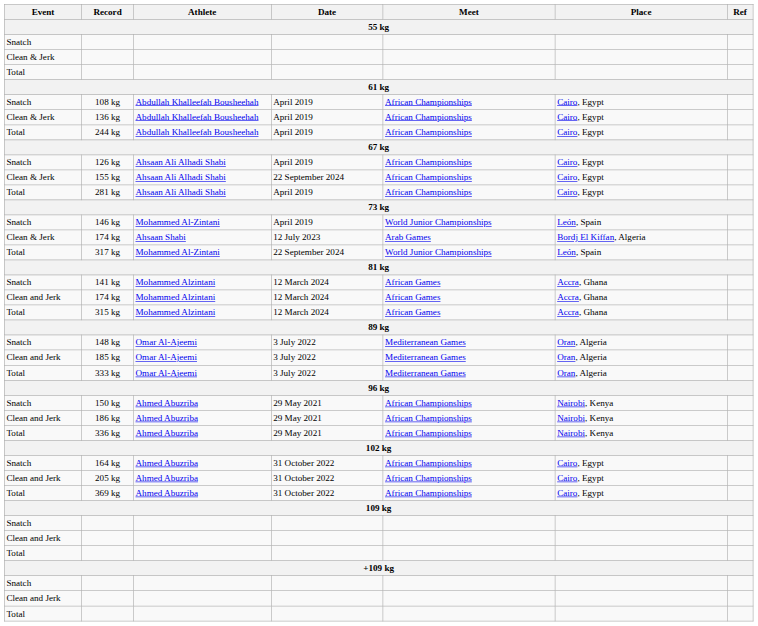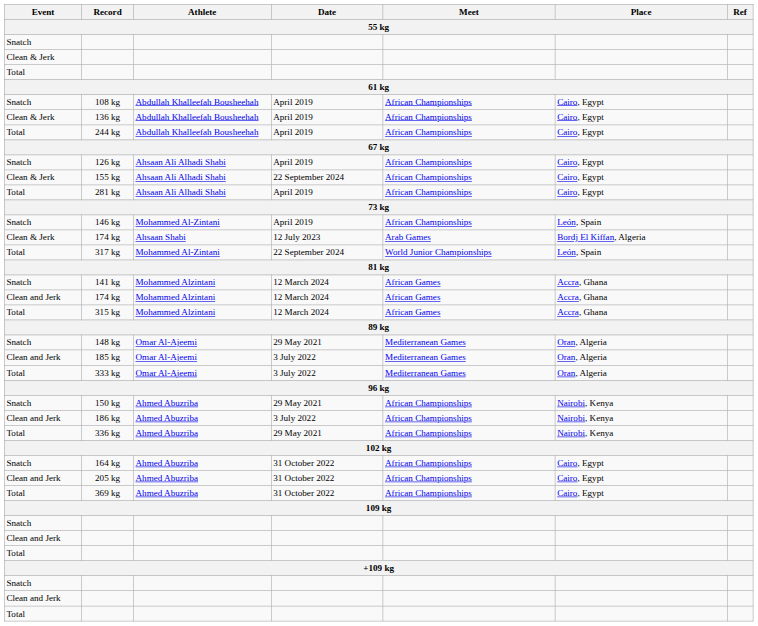(438, 222) World Junior Championships -> (428, 222) African Championships
(294, 343) 3 July 2022 -> (297, 343) 29 May 2021
(297, 418) 29 May 2021 -> (294, 418) 3 July 2022
